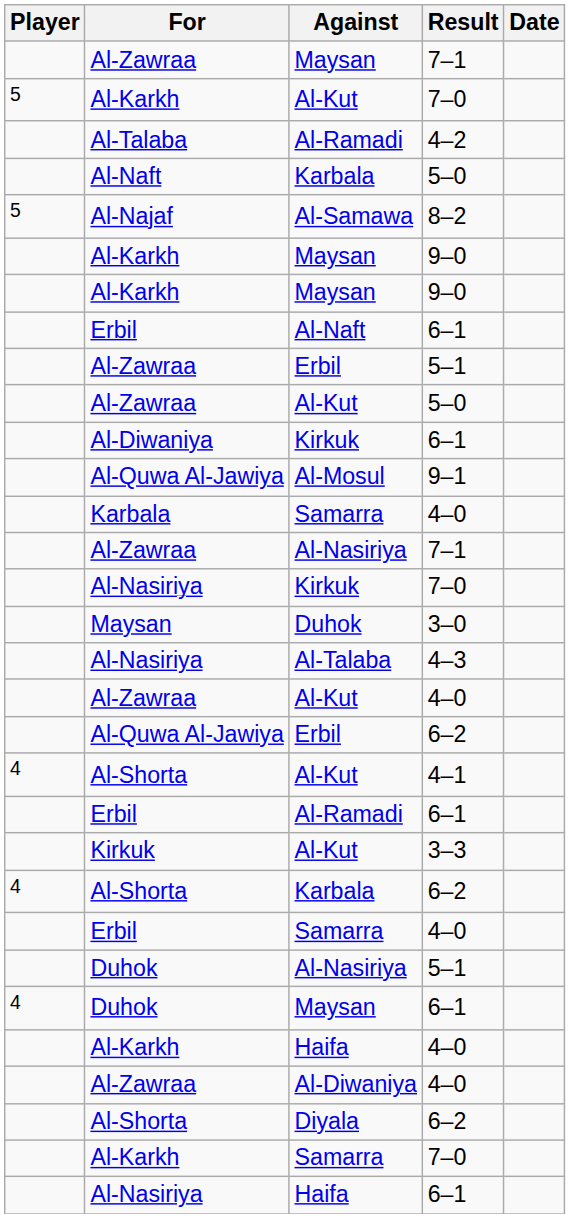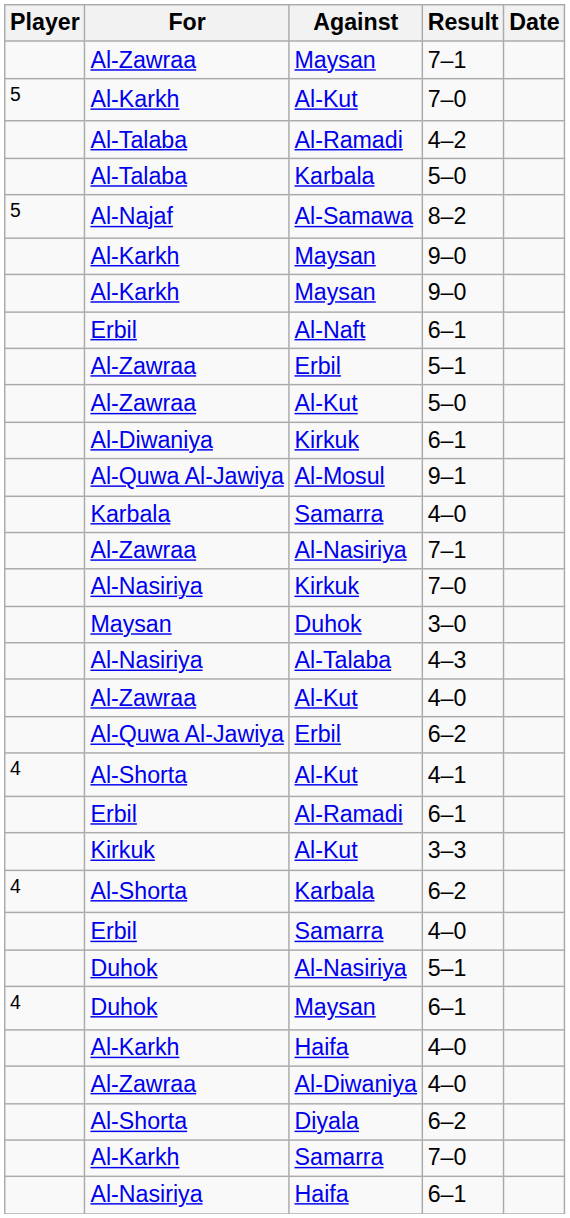(126, 176) Al-Naft -> (139, 176) Al-Talaba
